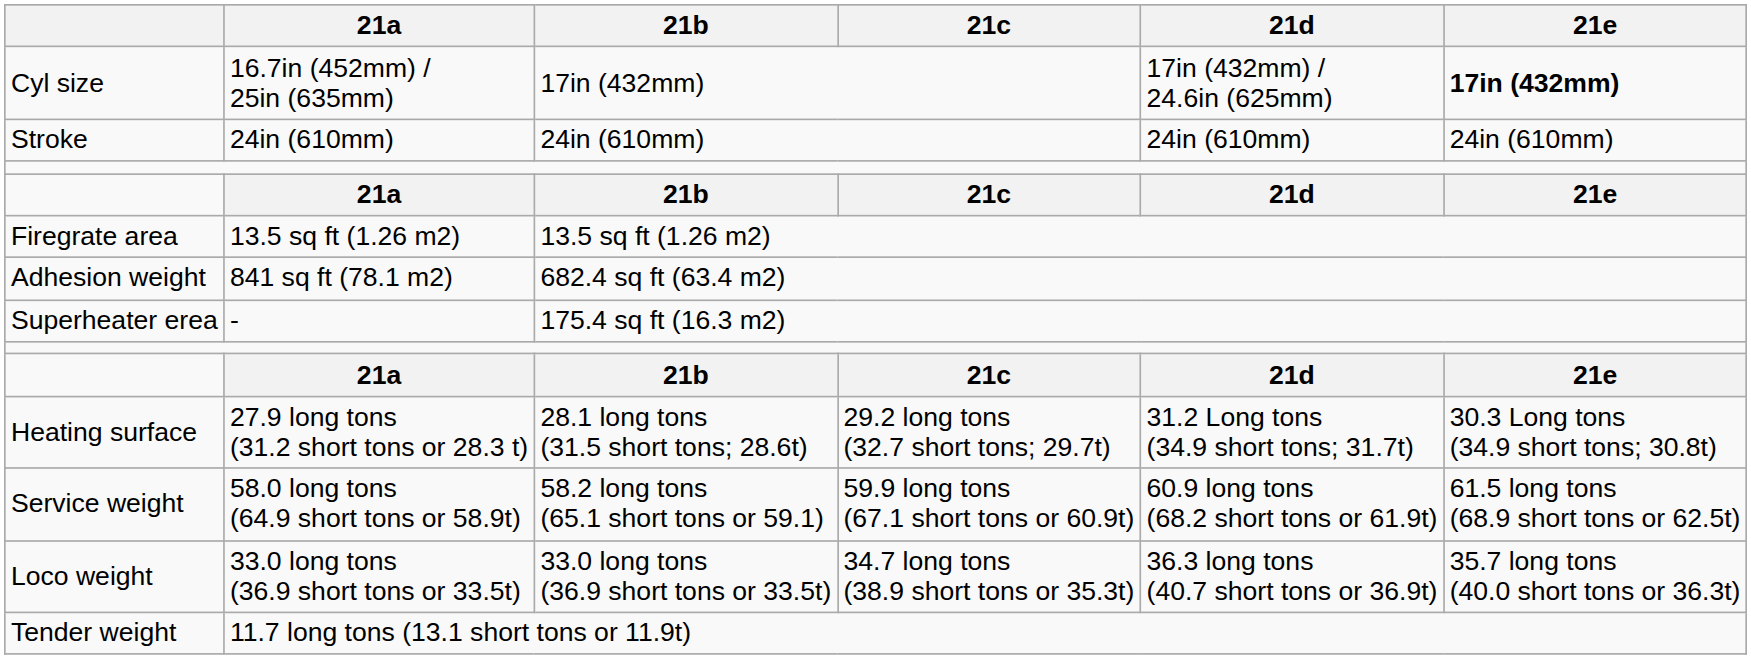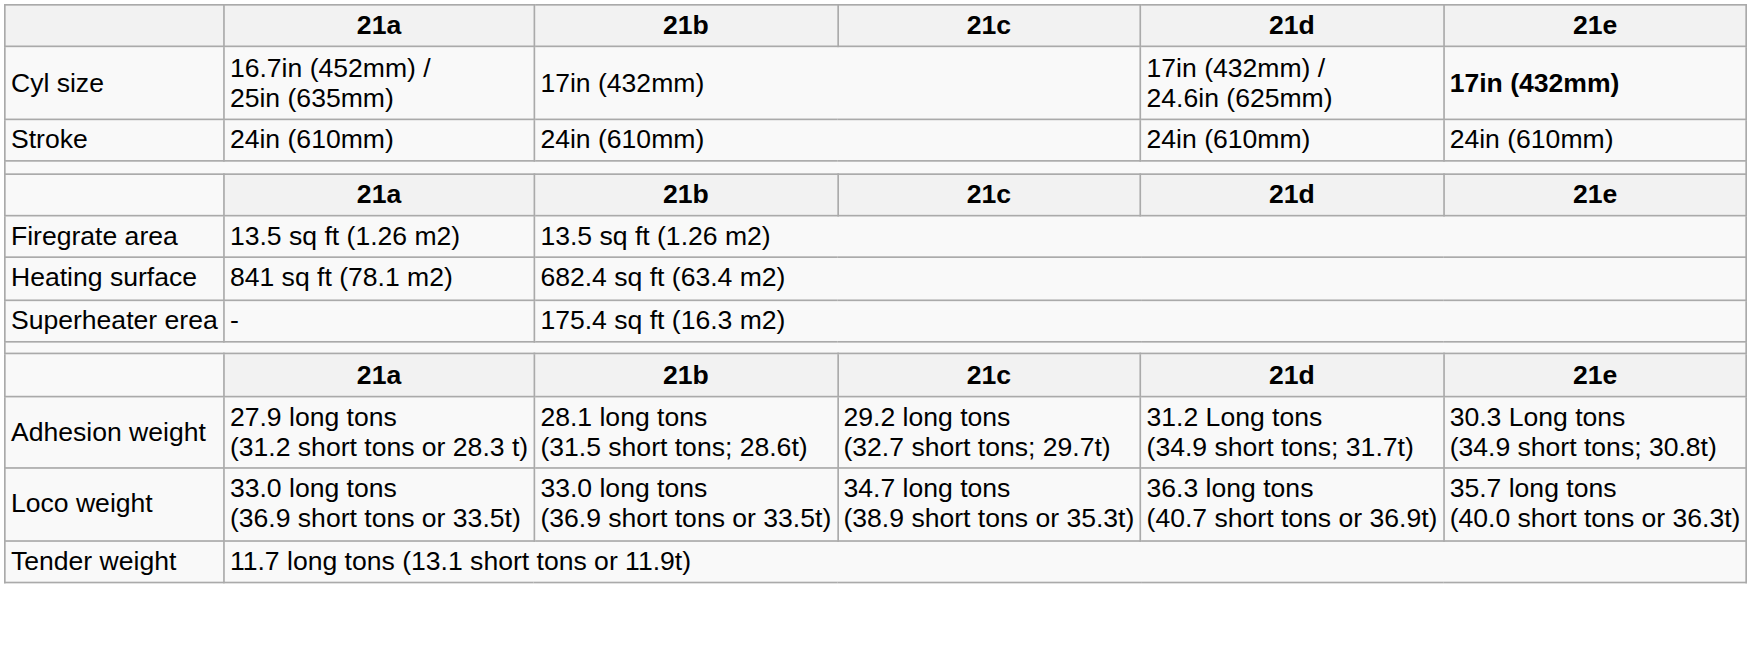(108, 278) Adhesion weight -> (104, 278) Heating surface
(104, 431) Heating surface -> (108, 431) Adhesion weight
- row: (375, 503)
